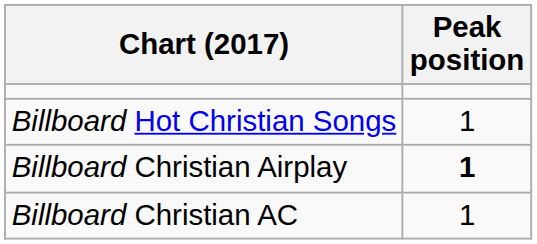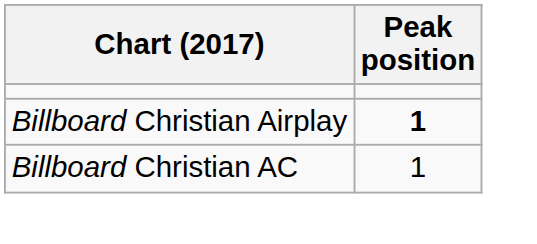- row: (204, 121)
